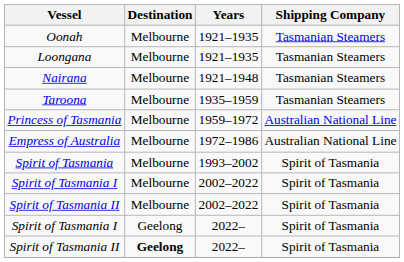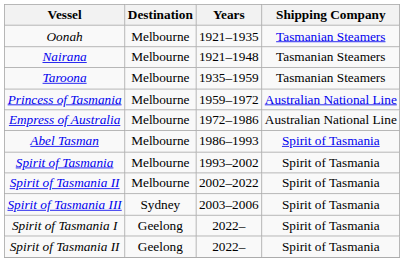- row: (64, 57)
+ row: (65, 141)
- row: (64, 183)
+ row: (65, 204)
(160, 246) bold -> (160, 246) normal
